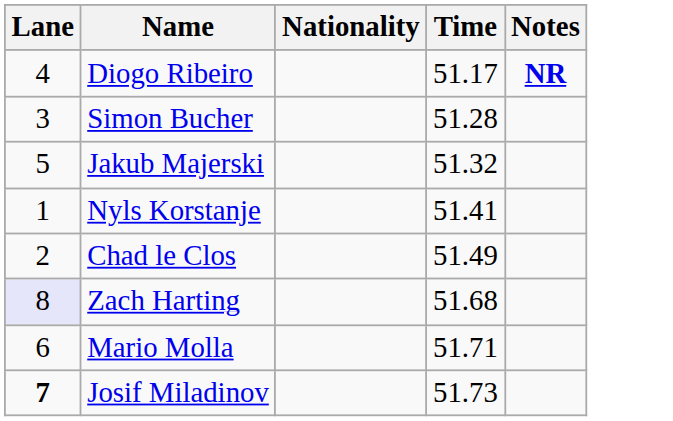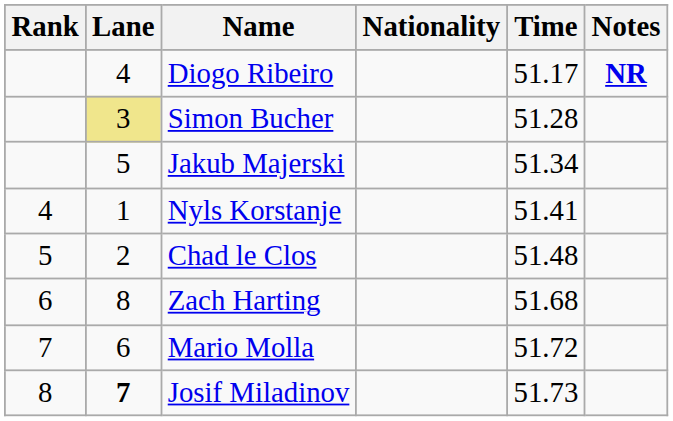+ column: (45, 27)
(43, 118) no background -> (123, 118) khaki background
(465, 164) 51.32 -> (546, 164) 51.34
(465, 255) 51.49 -> (546, 255) 51.48
(43, 301) lavender background -> (123, 301) no background
(465, 347) 51.71 -> (546, 347) 51.72
